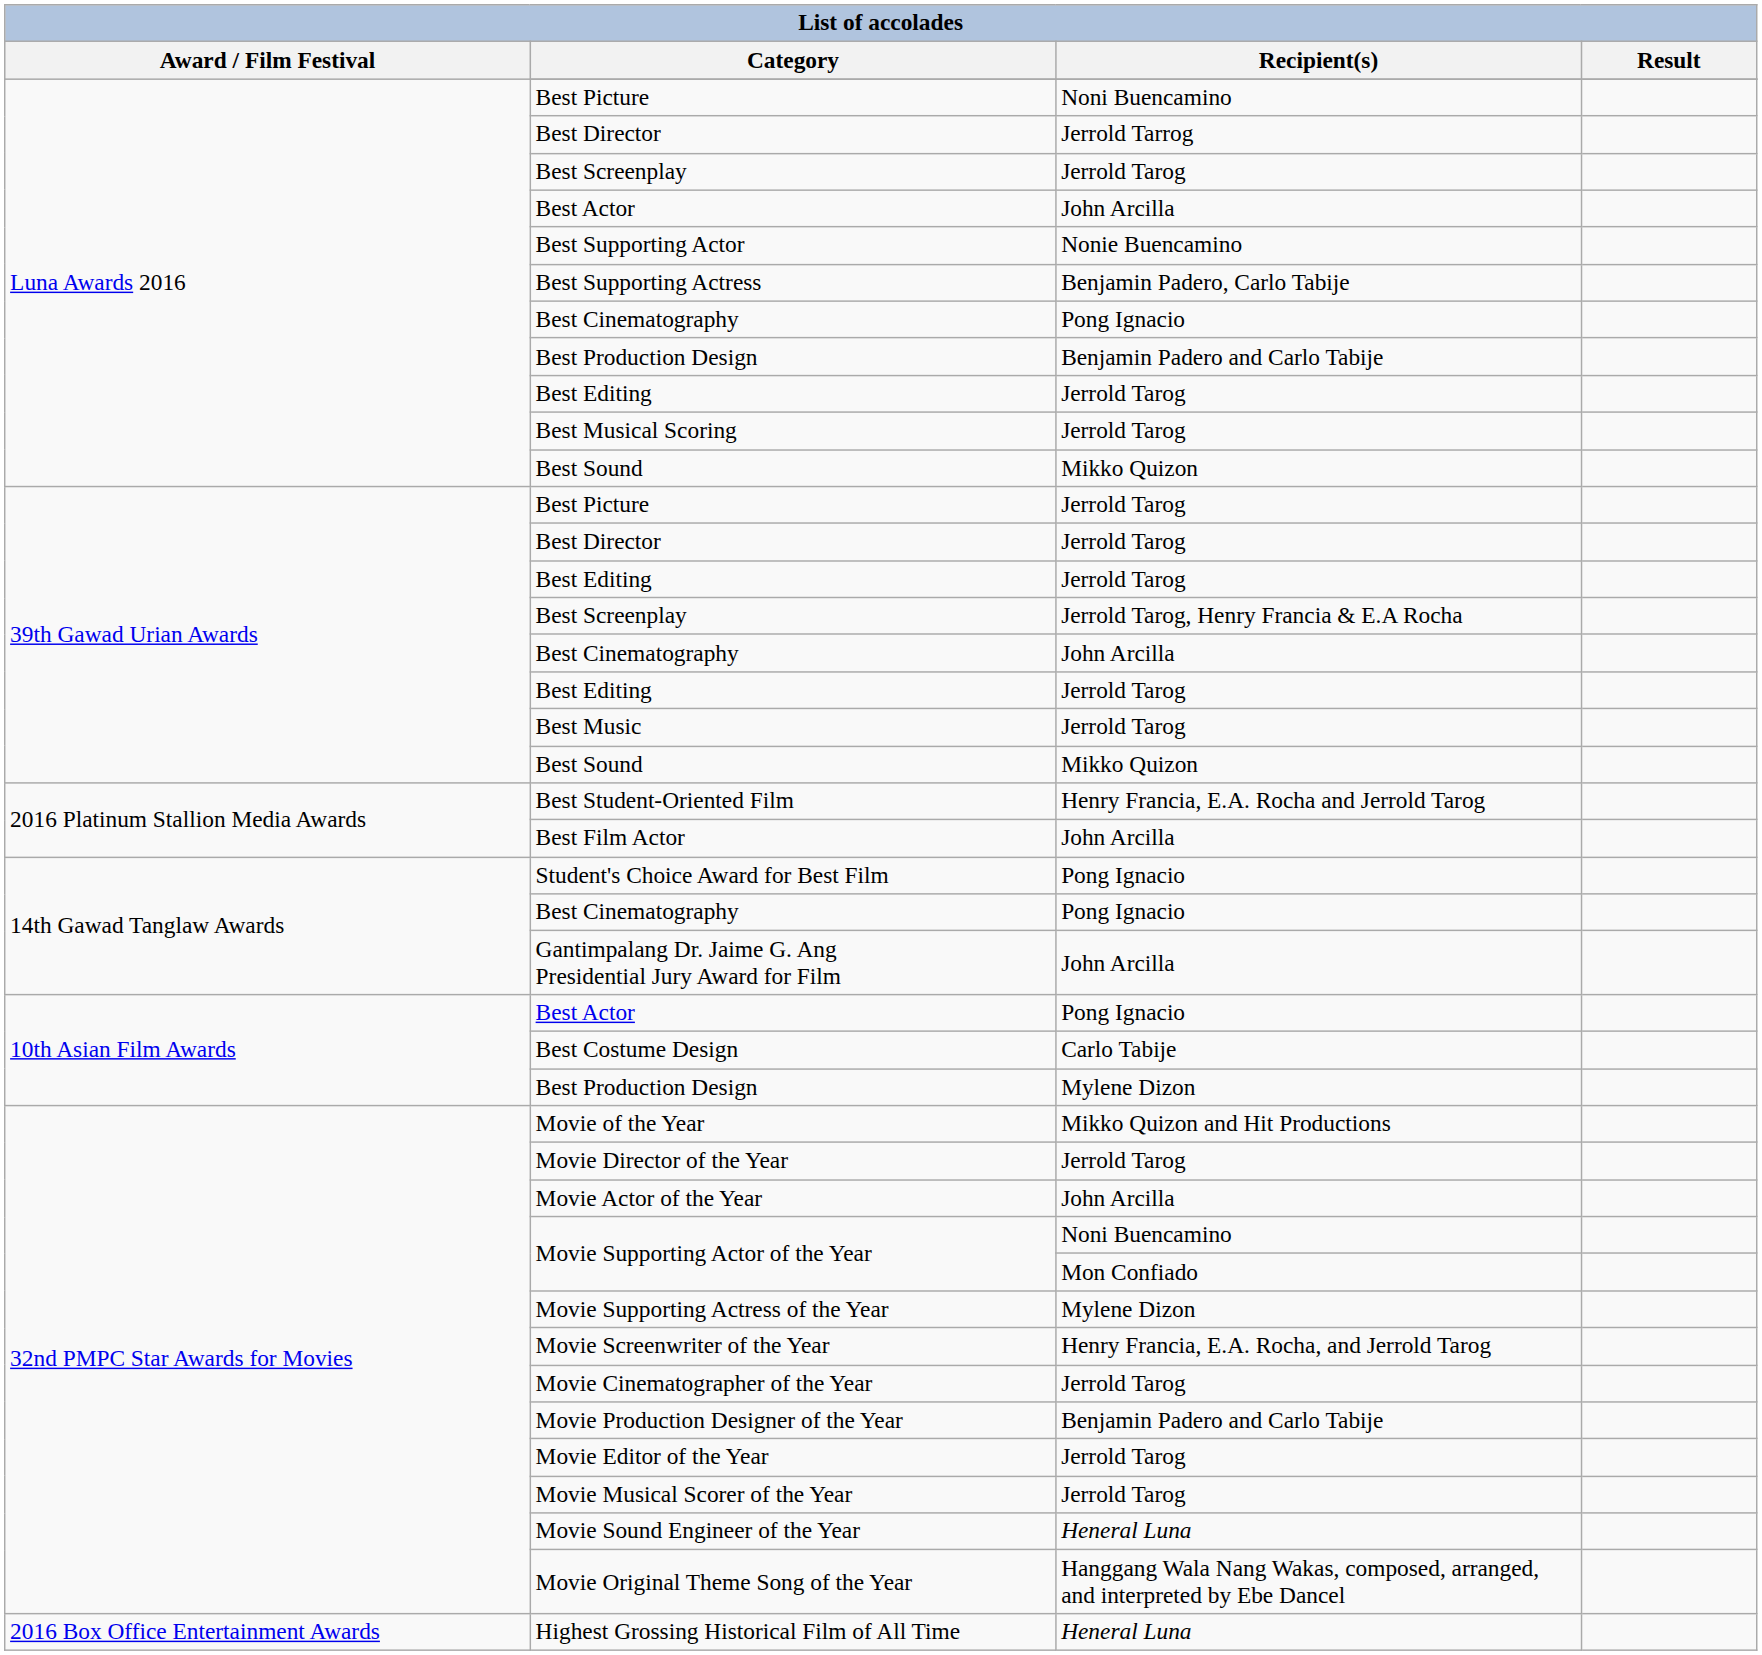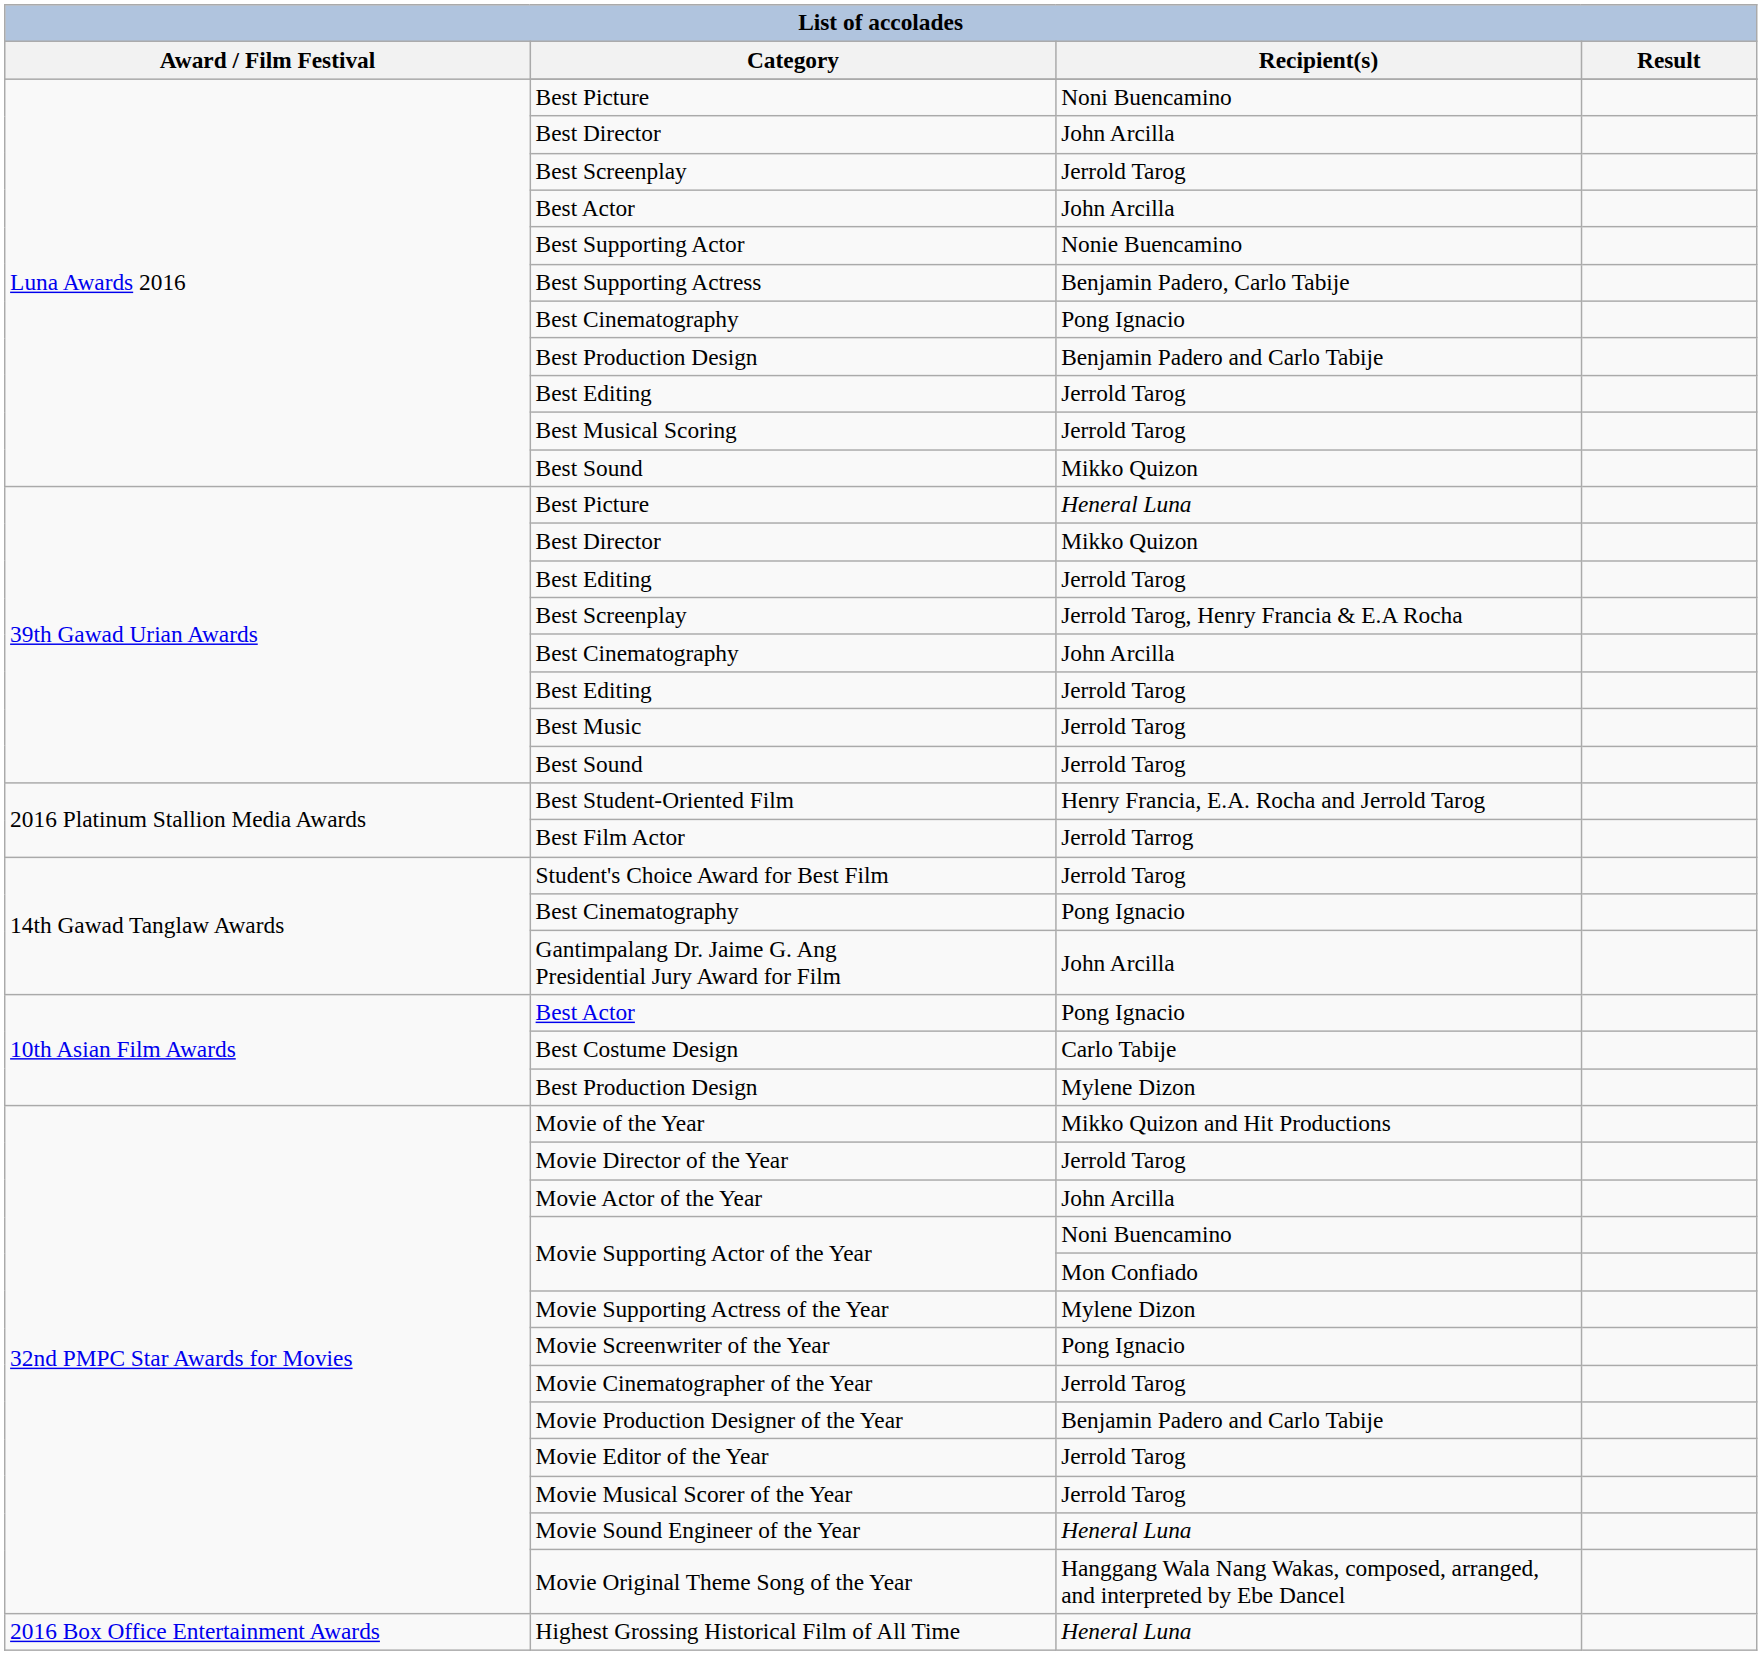(1127, 134) Jerrold Tarrog -> (1118, 134) John Arcilla
(1123, 504) Jerrold Tarog -> (1126, 504) Heneral Luna
(1123, 541) Jerrold Tarog -> (1130, 541) Mikko Quizon
(1130, 763) Mikko Quizon -> (1123, 763) Jerrold Tarog
(1118, 838) John Arcilla -> (1127, 838) Jerrold Tarrog
(1123, 875) Pong Ignacio -> (1123, 875) Jerrold Tarog
(1276, 1345) Henry Francia, E.A. Rocha, and Jerrold Tarog -> (1123, 1345) Pong Ignacio
